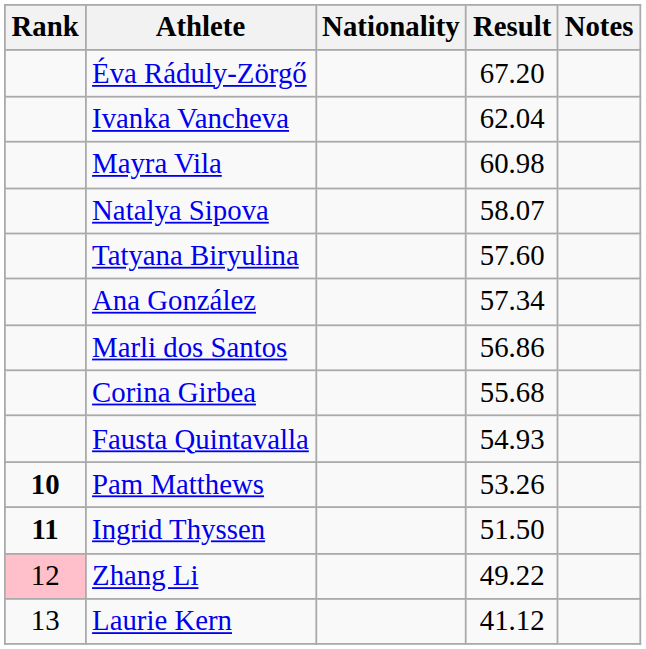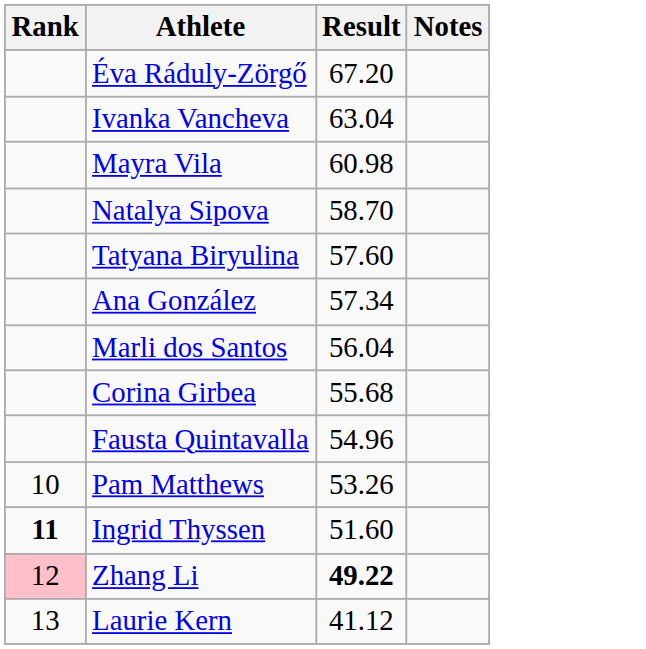- column: (391, 27)
(512, 118) 62.04 -> (361, 118) 63.04
(512, 210) 58.07 -> (361, 210) 58.70
(512, 347) 56.86 -> (361, 347) 56.04
(512, 438) 54.93 -> (361, 438) 54.96
(45, 484) bold -> (45, 484) normal
(512, 529) 51.50 -> (361, 529) 51.60
(512, 575) normal -> (361, 575) bold
